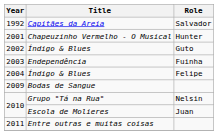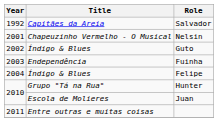(189, 35) Hunter -> (189, 35) Nelsin
- row: (15, 86)
(189, 98) Nelsin -> (189, 86) Hunter
